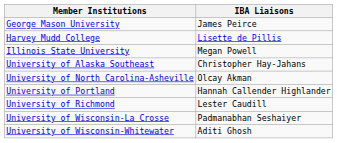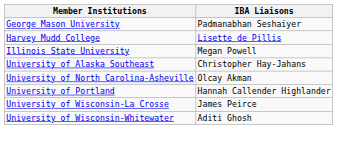(227, 24) James Peirce -> (249, 24) Padmanabhan Seshaiyer
- row: (61, 104)
(249, 118) Padmanabhan Seshaiyer -> (227, 104) James Peirce
